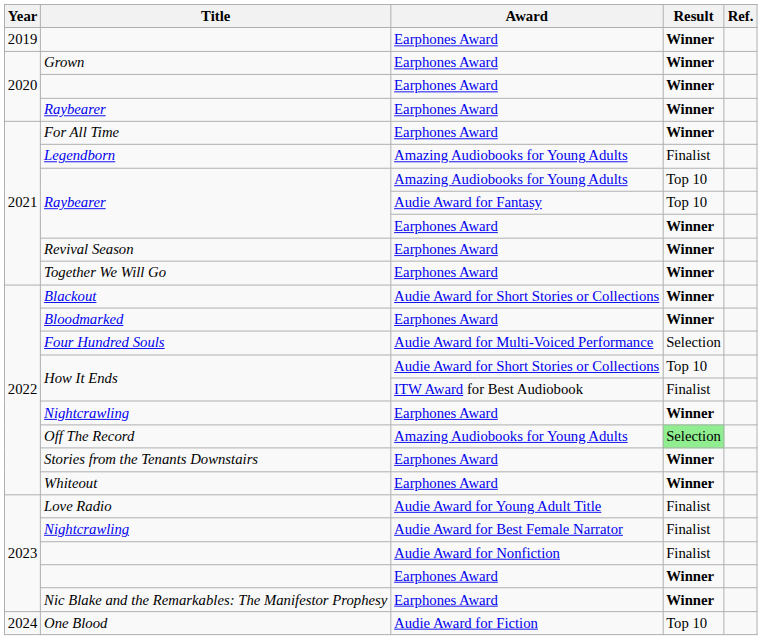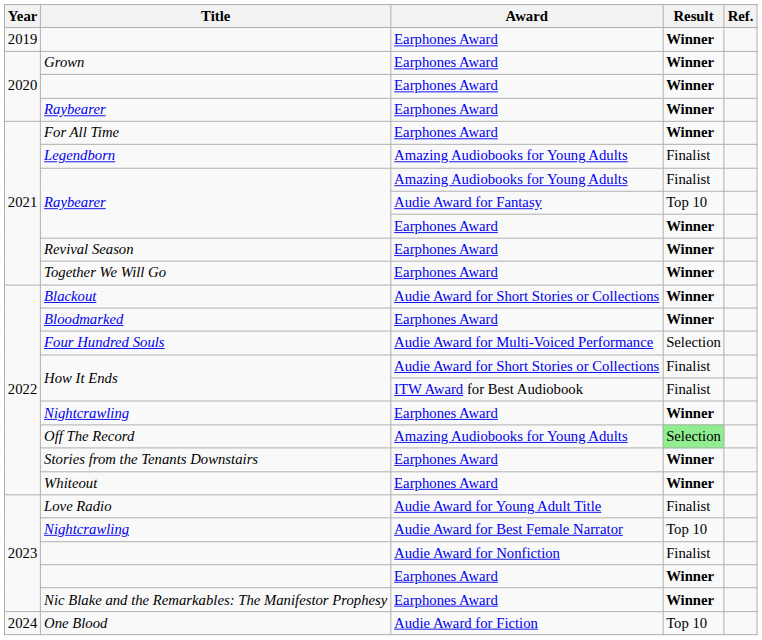(687, 179) Top 10 -> (688, 179) Finalist
(687, 366) Top 10 -> (688, 366) Finalist
(688, 529) Finalist -> (687, 529) Top 10
